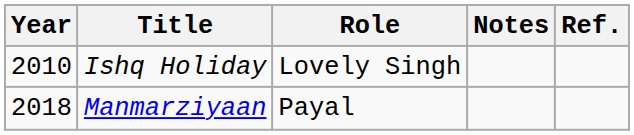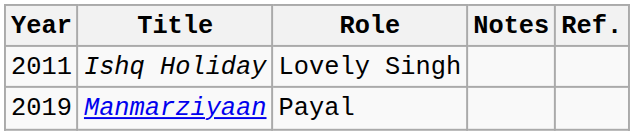(41, 67) 2010 -> (41, 67) 2011
(41, 108) 2018 -> (41, 108) 2019
